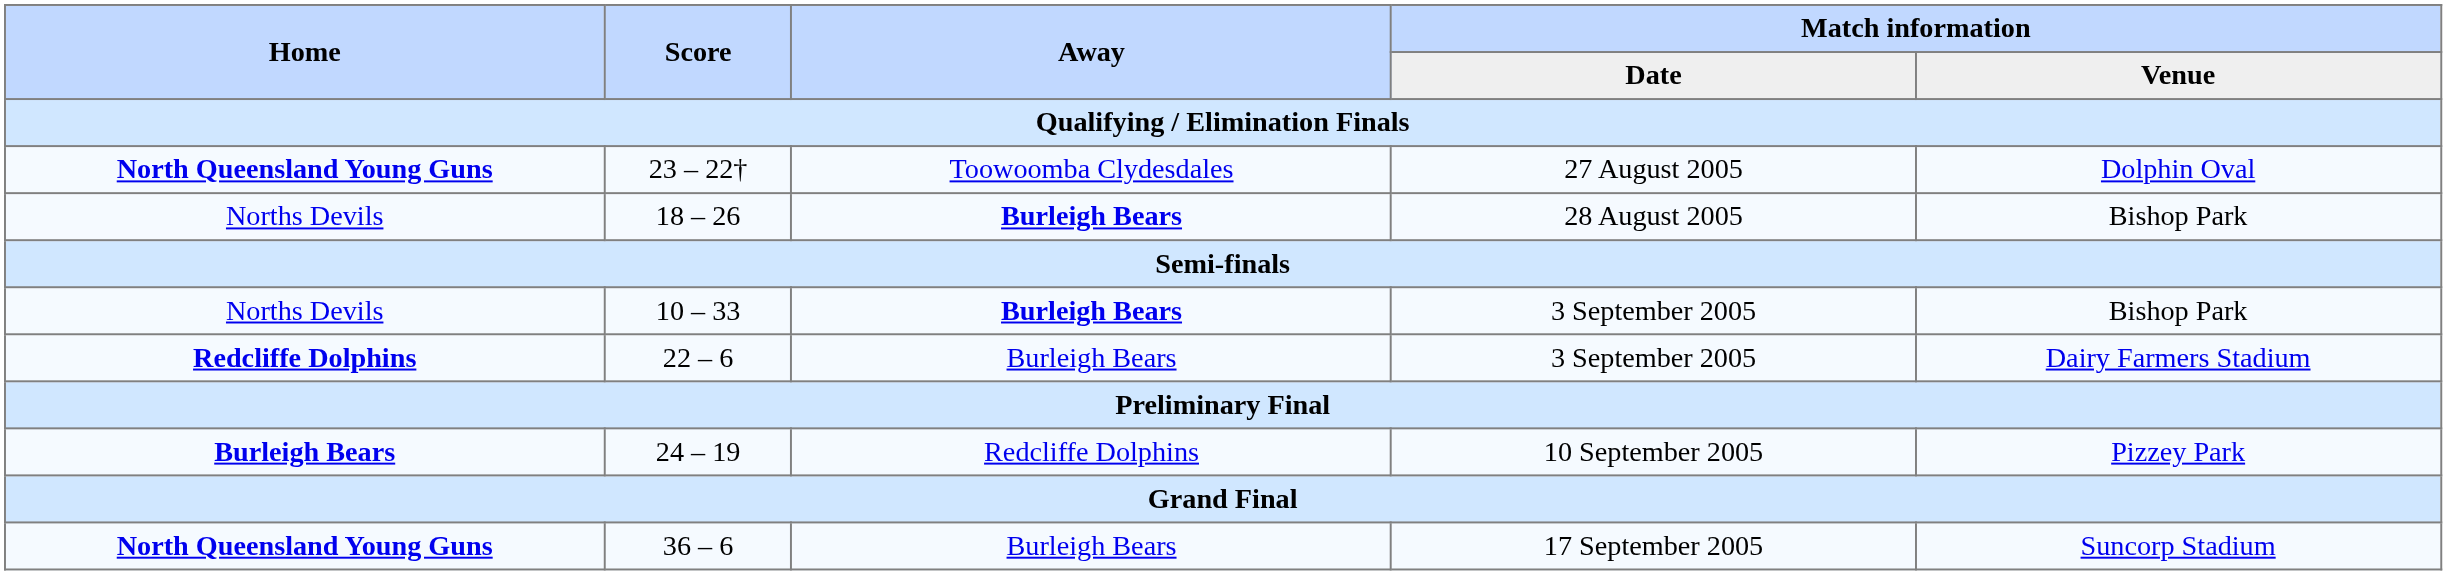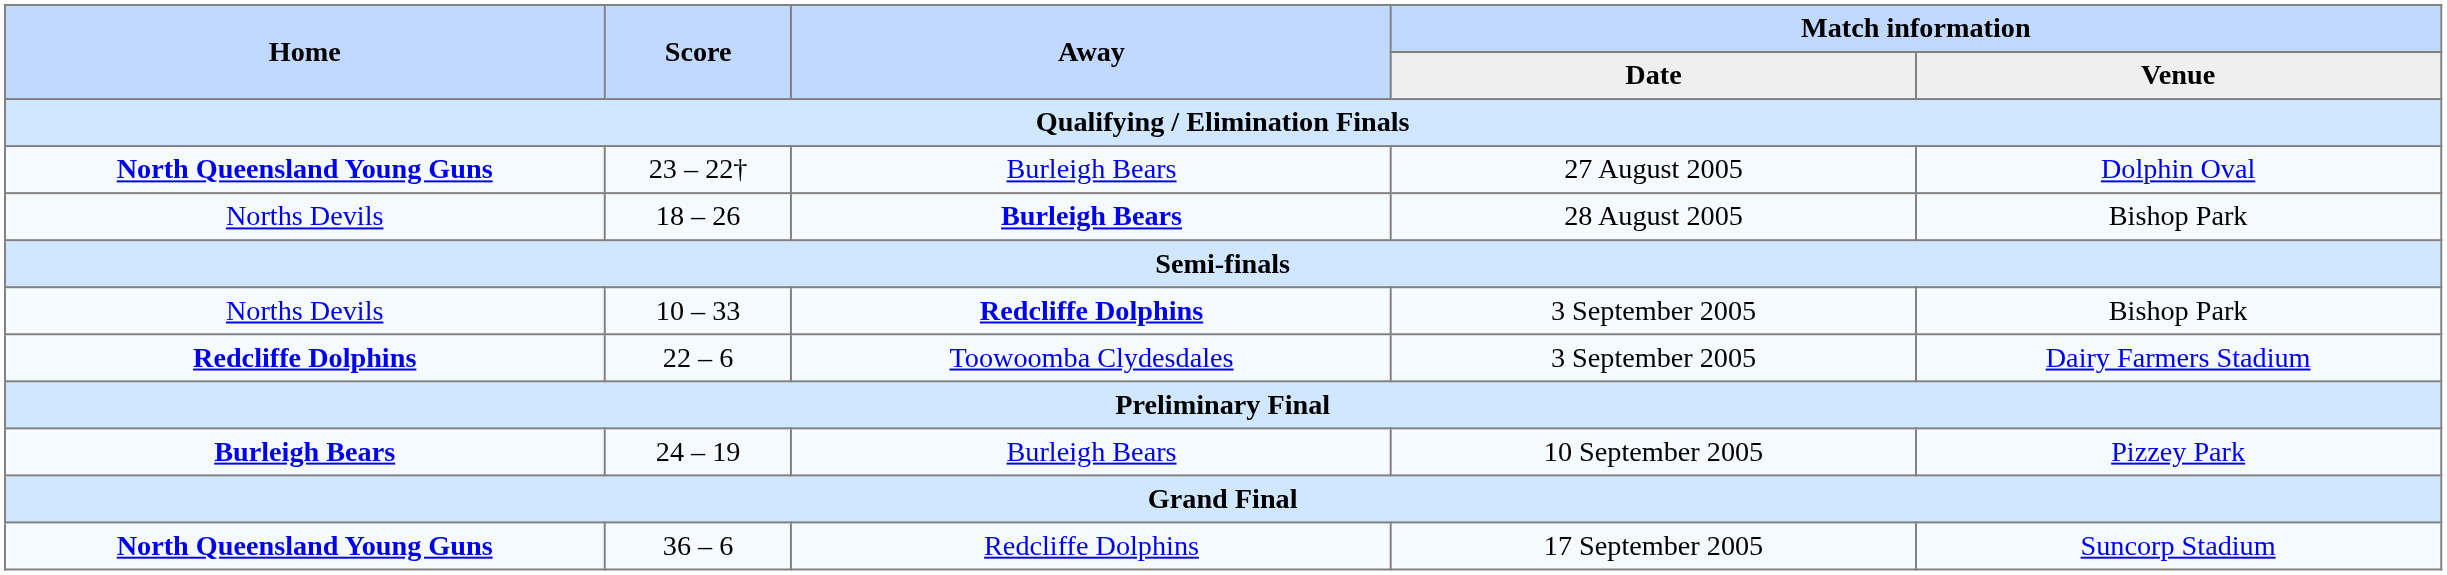(1092, 169) Toowoomba Clydesdales -> (1092, 169) Burleigh Bears
(1092, 310) Burleigh Bears -> (1092, 310) Redcliffe Dolphins
(1092, 357) Burleigh Bears -> (1092, 357) Toowoomba Clydesdales
(1092, 451) Redcliffe Dolphins -> (1092, 451) Burleigh Bears
(1092, 545) Burleigh Bears -> (1092, 545) Redcliffe Dolphins
